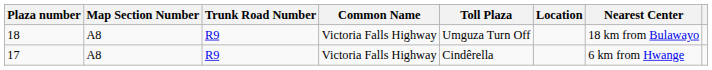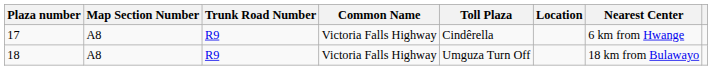rows swapped: (13, 55) <-> (13, 35)
